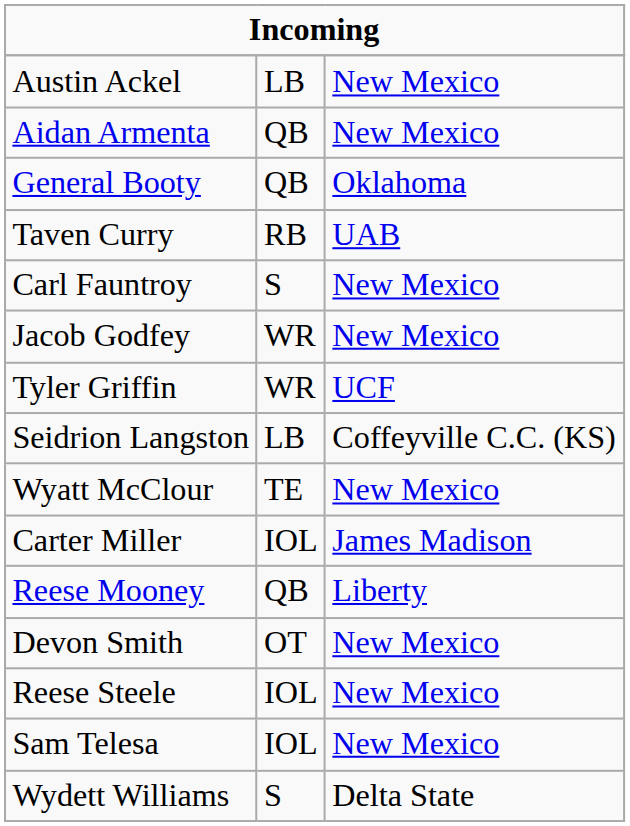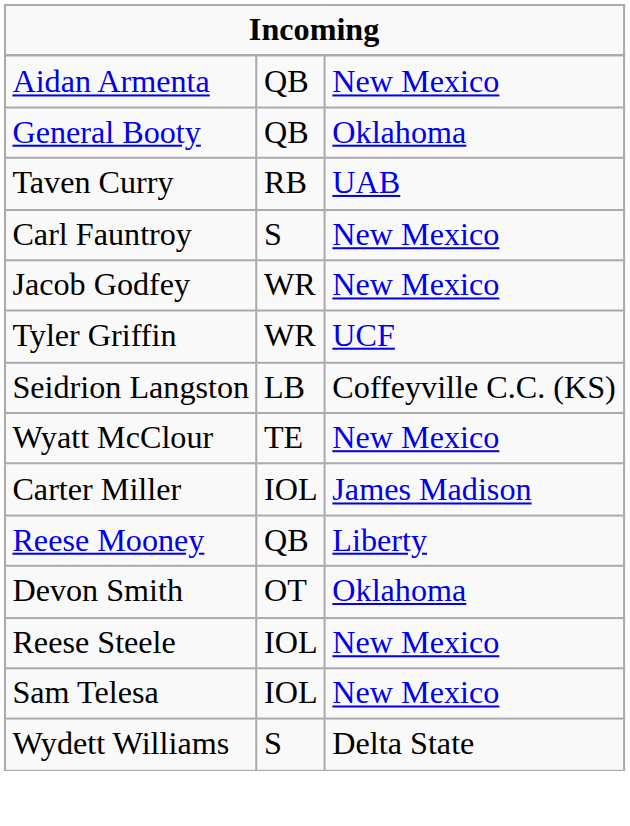- row: (97, 81)
(416, 642) New Mexico -> (399, 591) Oklahoma
